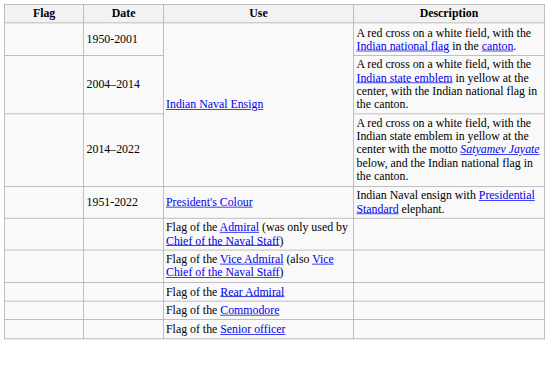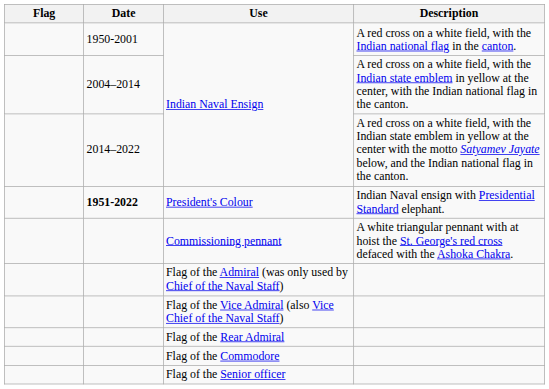(112, 202) normal -> (112, 202) bold
+ row: (224, 240)
